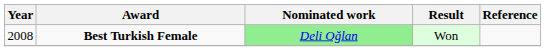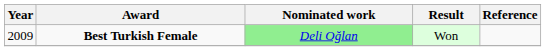(20, 35) 2008 -> (20, 35) 2009
